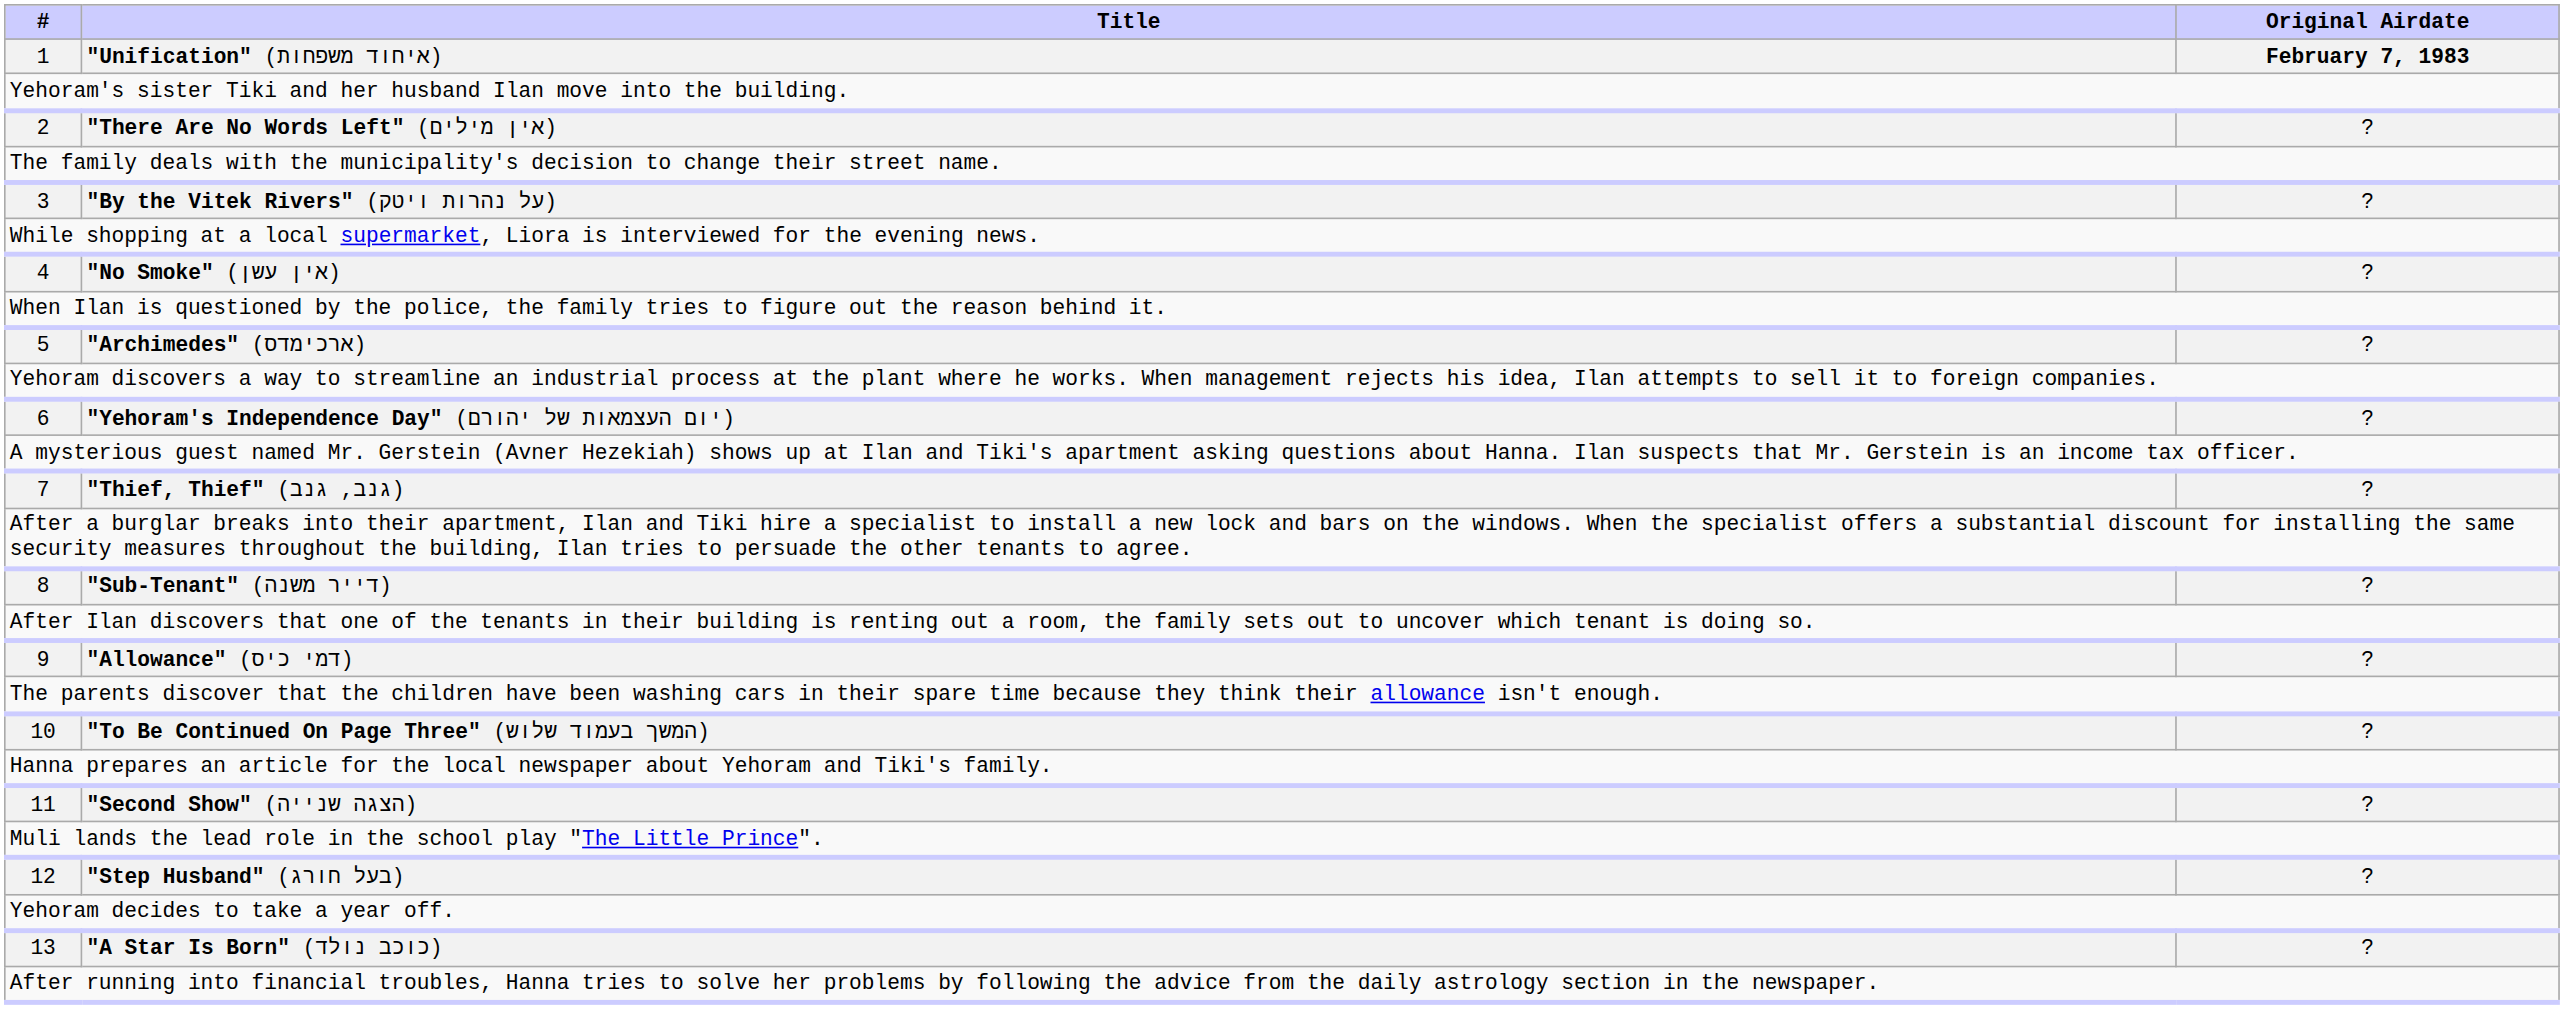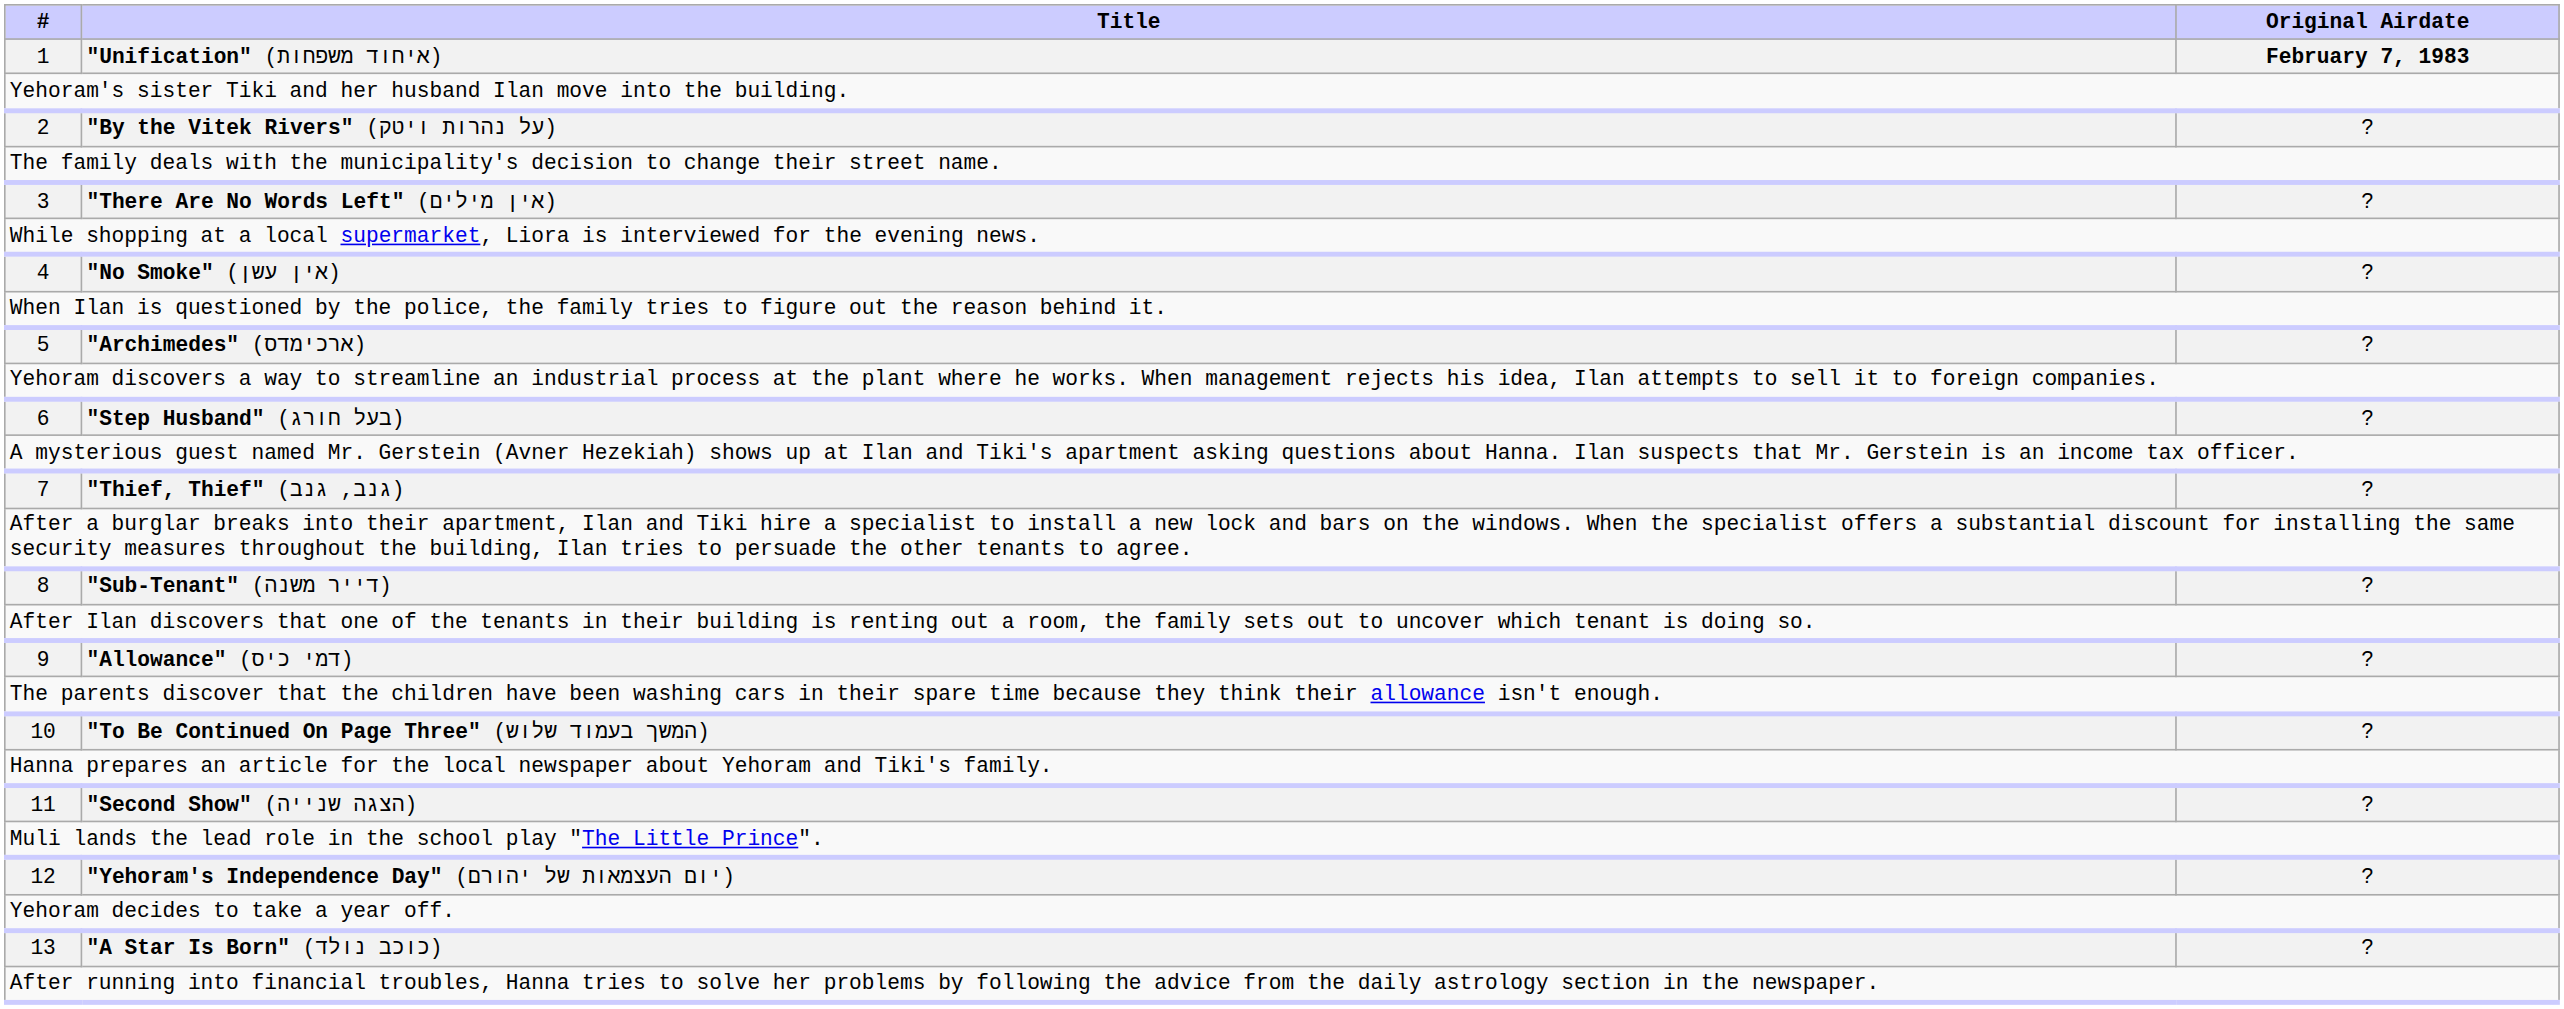(322, 129) "There Are No Words Left" (אין מילים) -> (322, 129) "By the Vitek Rivers" (על נהרות ויטק)
(322, 201) "By the Vitek Rivers" (על נהרות ויטק) -> (322, 201) "There Are No Words Left" (אין מילים)
(411, 418) "Yehoram's Independence Day" (יום העצמאות של יהורם) -> (245, 418) "Step Husband" (בעל חורג)
(245, 877) "Step Husband" (בעל חורג) -> (411, 877) "Yehoram's Independence Day" (יום העצמאות של יהורם)
